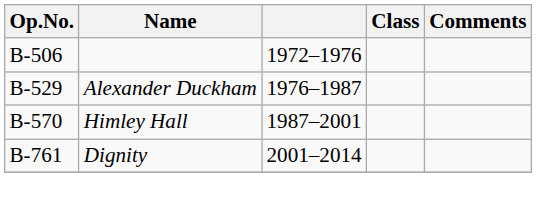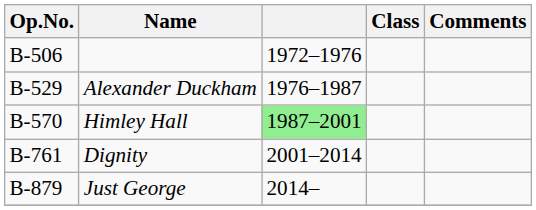(314, 121) no background -> (314, 121) lightgreen background
+ row: (36, 188)
